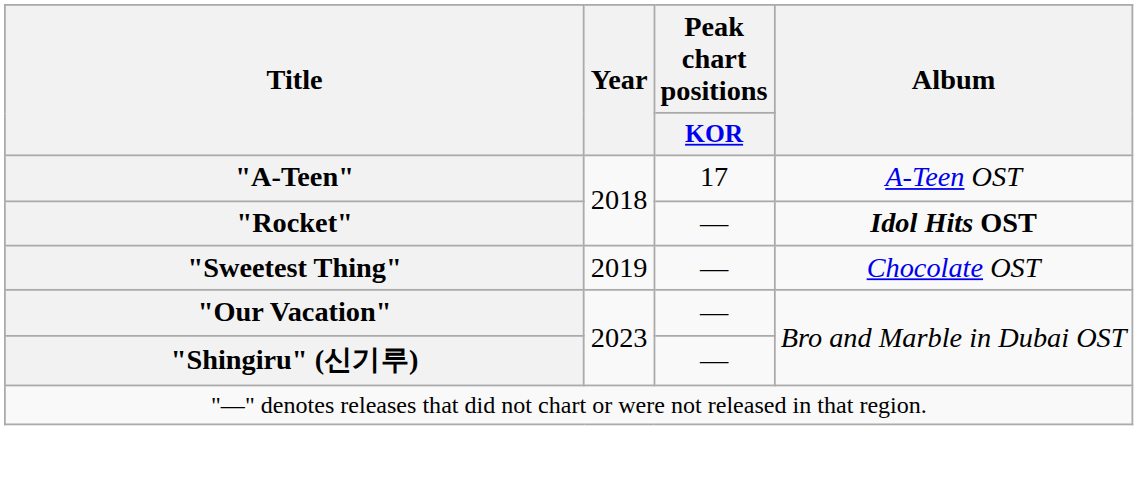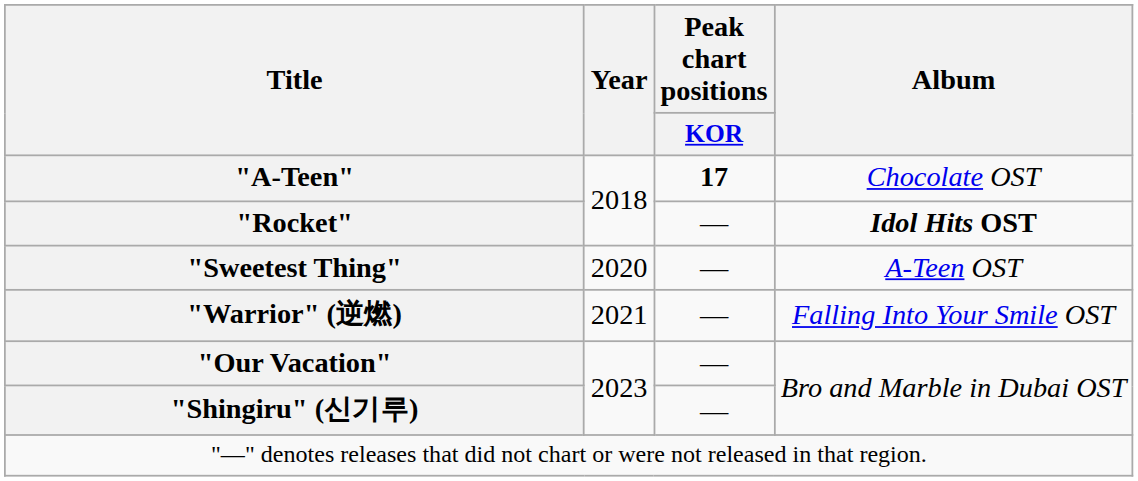(714, 177) normal -> (714, 177) bold
(954, 177) A-Teen OST -> (954, 177) Chocolate OST
(619, 267) 2019 -> (619, 267) 2020
(954, 267) Chocolate OST -> (954, 267) A-Teen OST
+ row: (295, 314)
